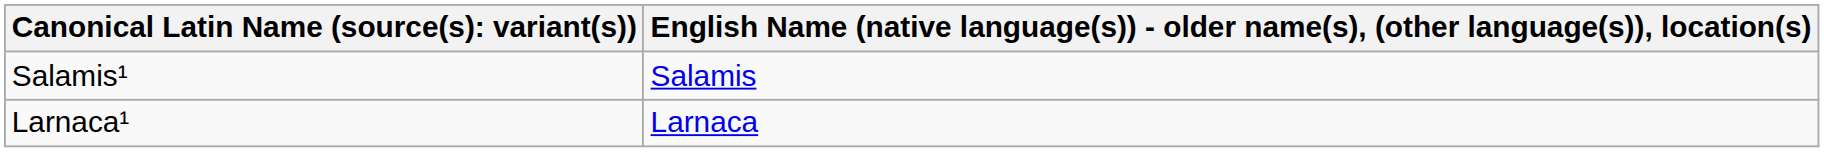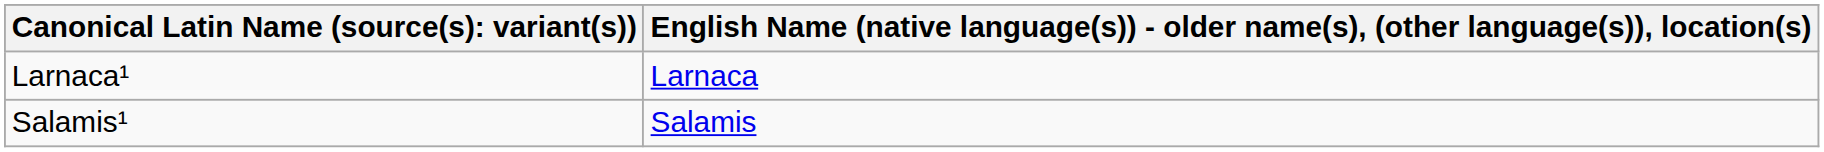rows swapped: (71, 122) <-> (70, 75)
